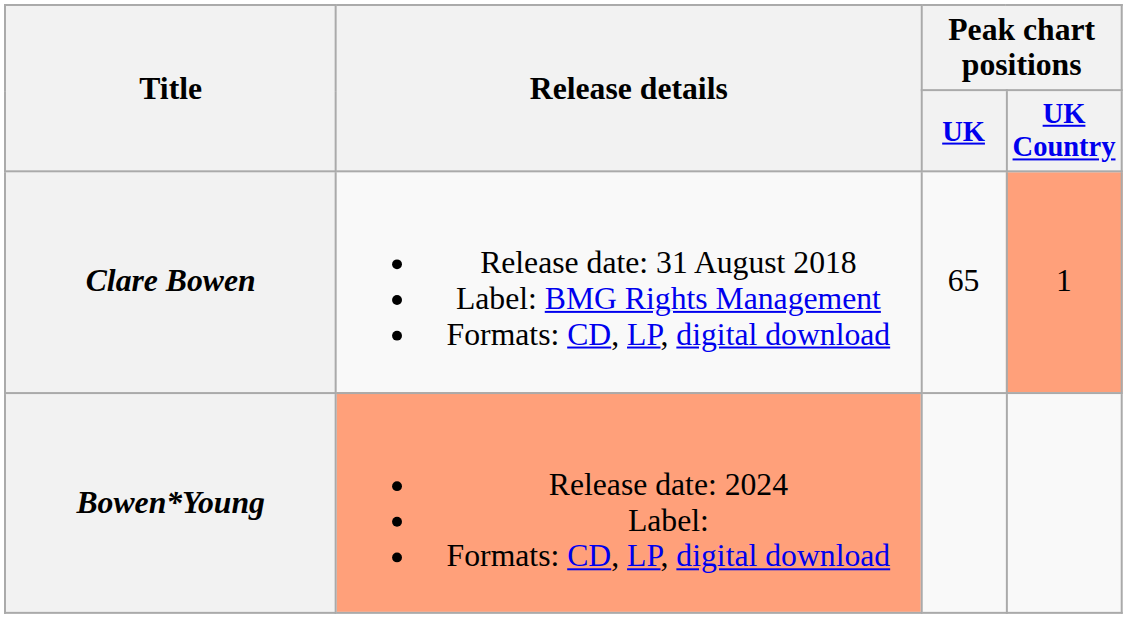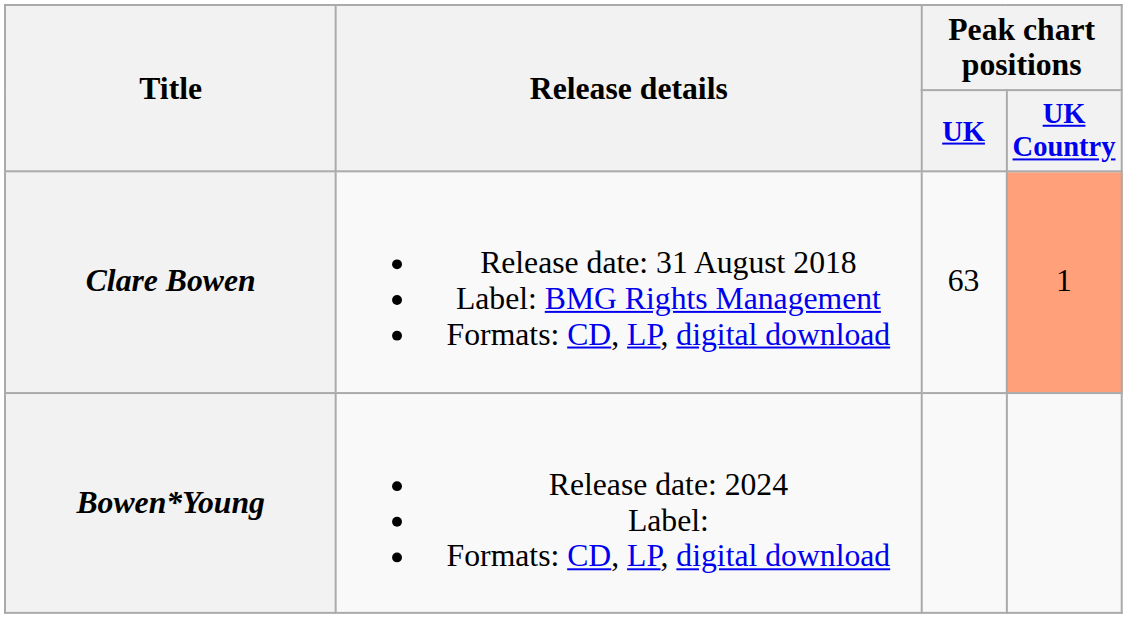(964, 281) 65 -> (964, 281) 63
(629, 520) lightsalmon background -> (629, 520) no background
